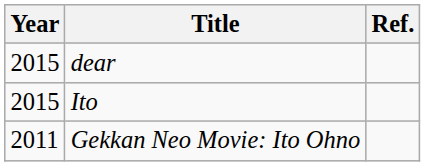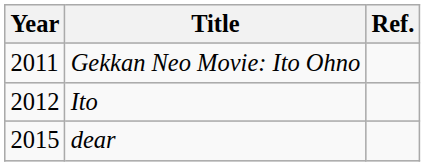rows swapped: (215, 140) <-> (93, 62)
(35, 101) 2015 -> (35, 101) 2012
